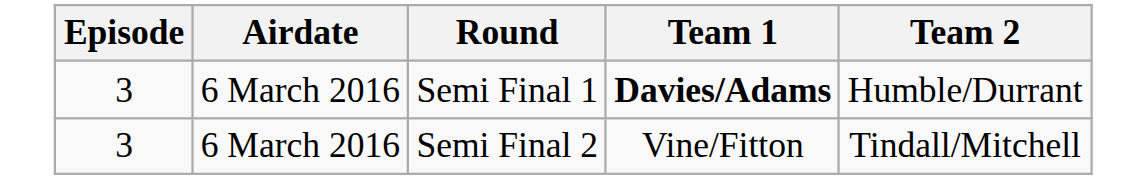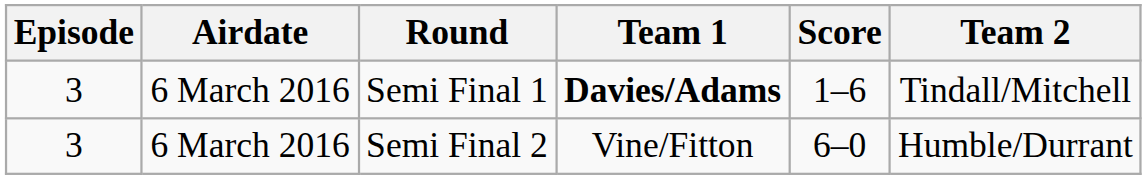+ column: (840, 32)
(965, 88) Humble/Durrant -> (1015, 88) Tindall/Mitchell
(965, 145) Tindall/Mitchell -> (1015, 145) Humble/Durrant
